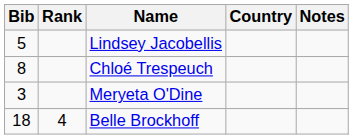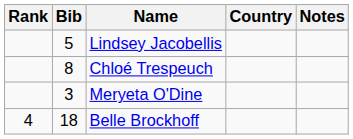columns swapped: (62, 17) <-> (21, 17)
